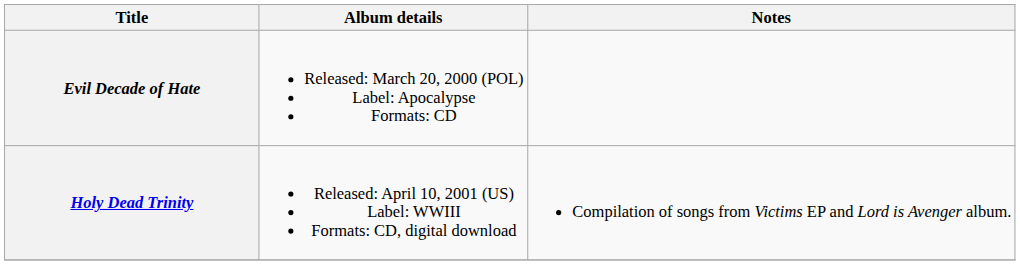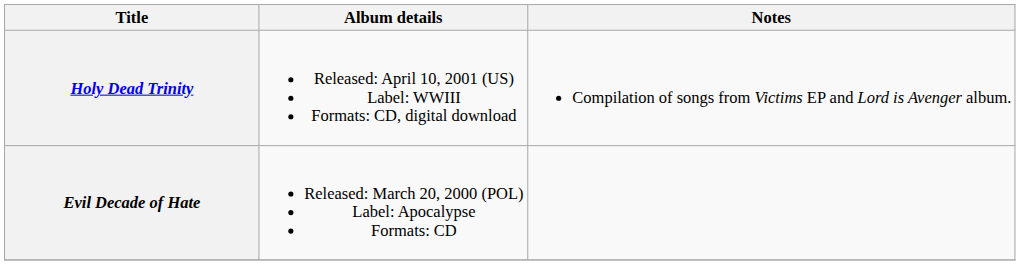rows swapped: (132, 87) <-> (132, 202)
